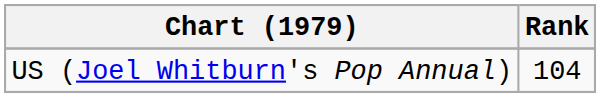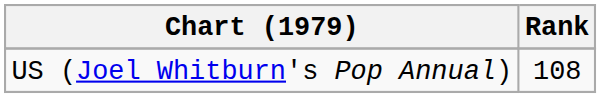(557, 71) 104 -> (557, 71) 108
